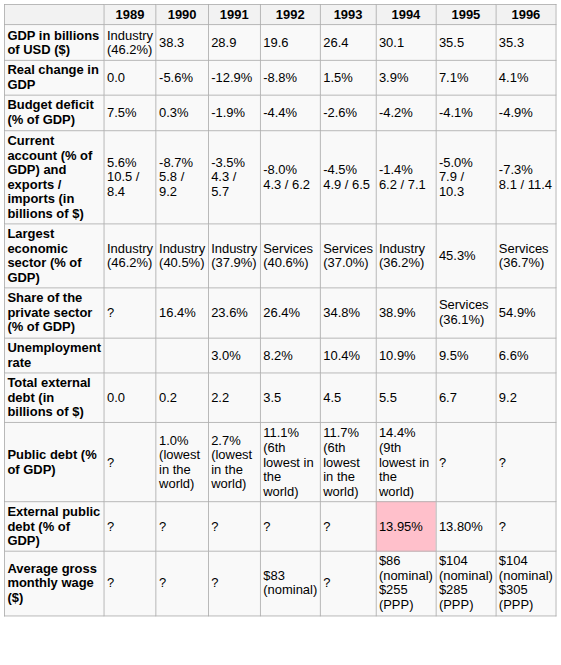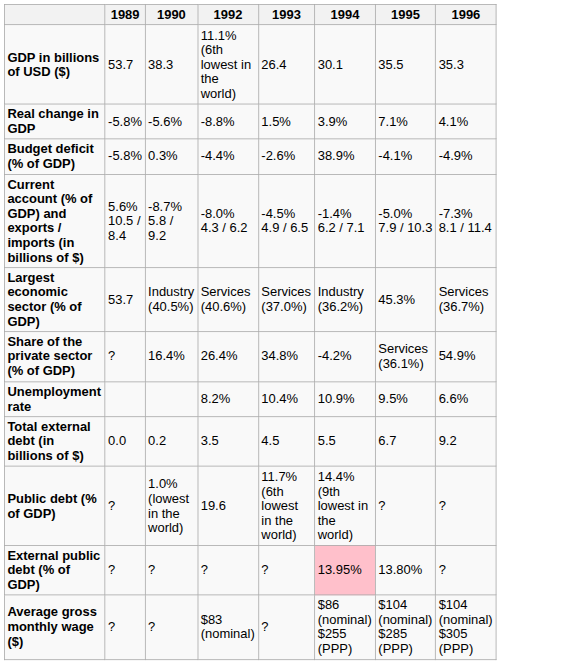- column: (234, 14)
(130, 42) Industry (46.2%) -> (121, 64) 53.7
(276, 42) 19.6 -> (226, 64) 11.1% (6th lowest in the world)
(116, 77) 0.0 -> (125, 121) -5.8%
(122, 112) 7.5% -> (125, 156) -5.8%
(396, 112) -4.2% -> (336, 156) 38.9%
(130, 256) Industry (46.2%) -> (121, 299) 53.7
(397, 313) 38.9% -> (335, 356) -4.2%
(288, 462) 11.1% (6th lowest in the world) -> (213, 505) 19.6
